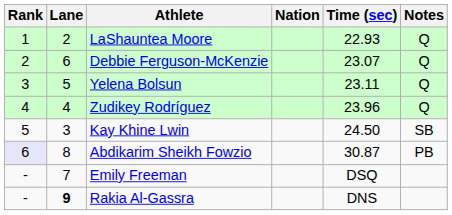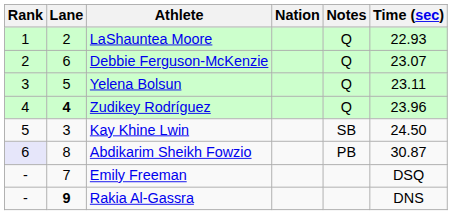columns swapped: (362, 15) <-> (424, 15)
(66, 107) normal -> (66, 107) bold
